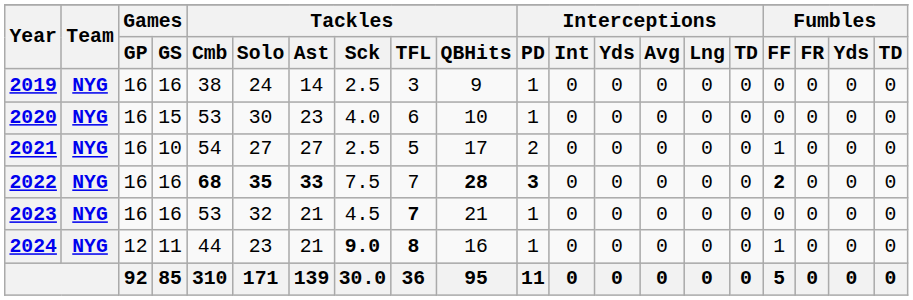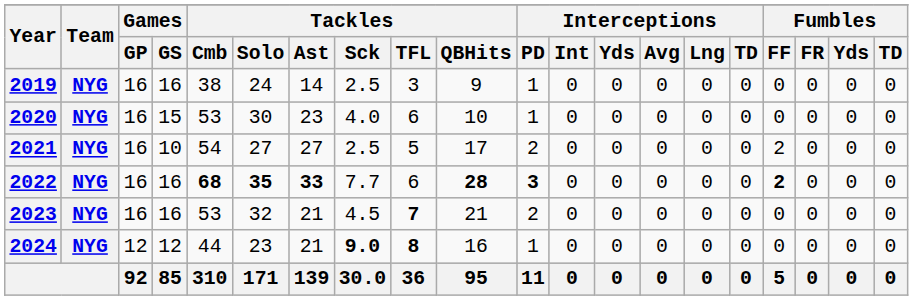(779, 150) 1 -> (779, 150) 2
(362, 182) 7.5 -> (362, 182) 7.7
(413, 182) 7 -> (413, 182) 6
(533, 214) 1 -> (533, 214) 2
(170, 246) 11 -> (170, 246) 12
(779, 246) 1 -> (779, 246) 0
